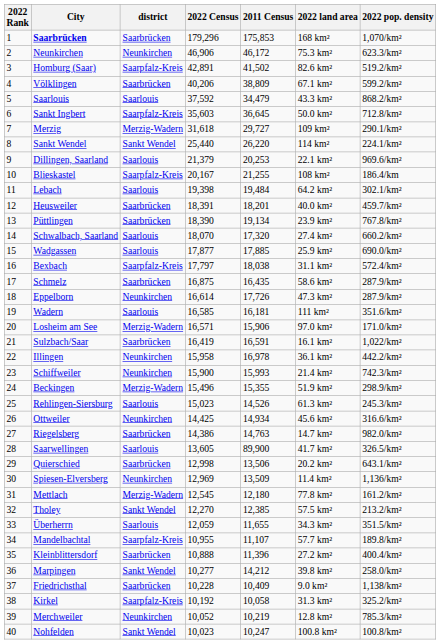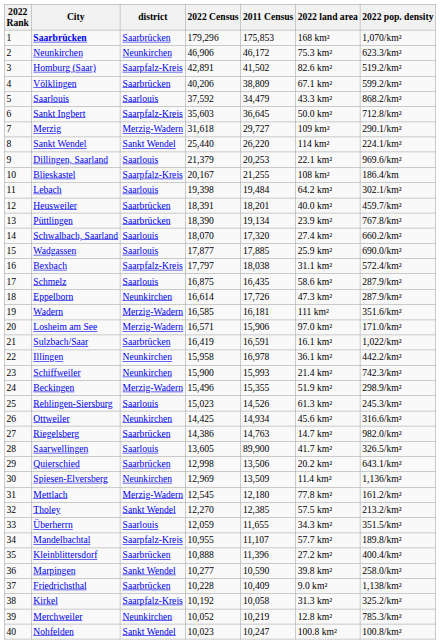(147, 281) Saarbrücken -> (140, 281) Saarlouis
(140, 312) Saarlouis -> (153, 312) Merzig-Wadern
(256, 571) 14,212 -> (256, 571) 10,590
